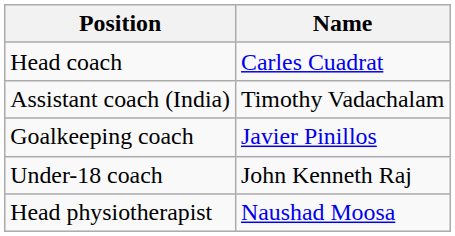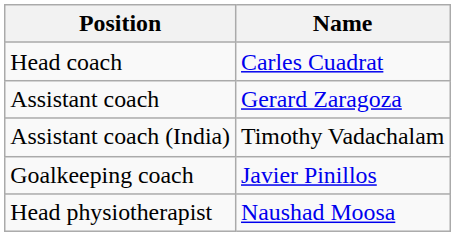+ row: (85, 99)
- row: (86, 174)
